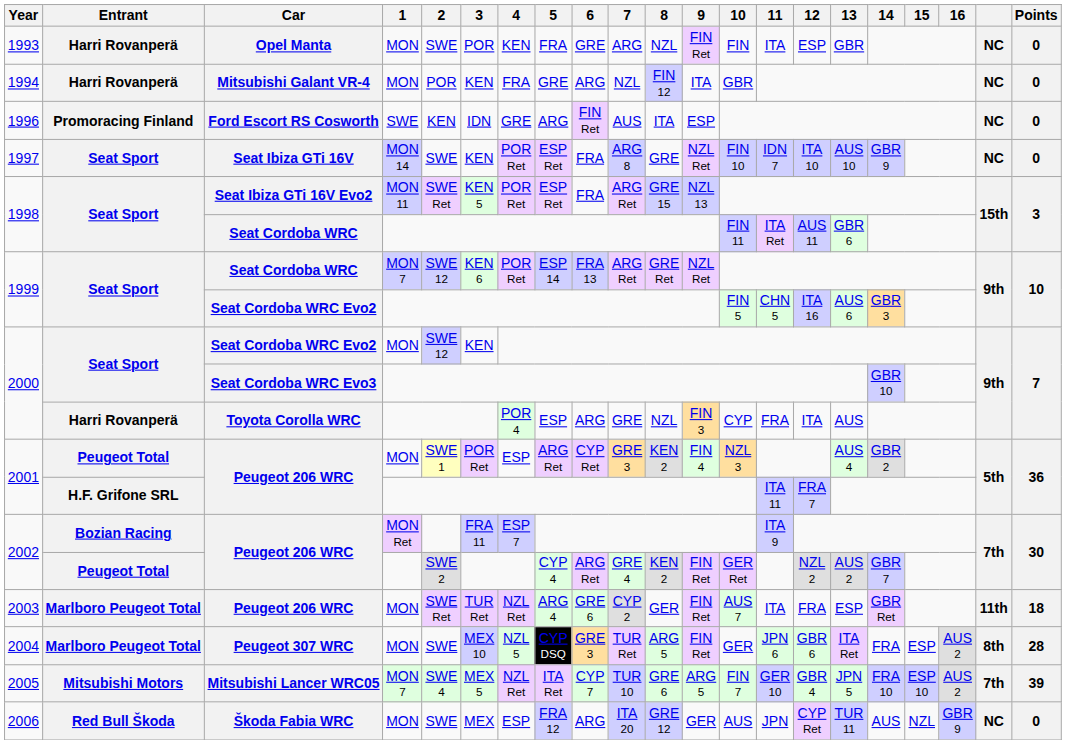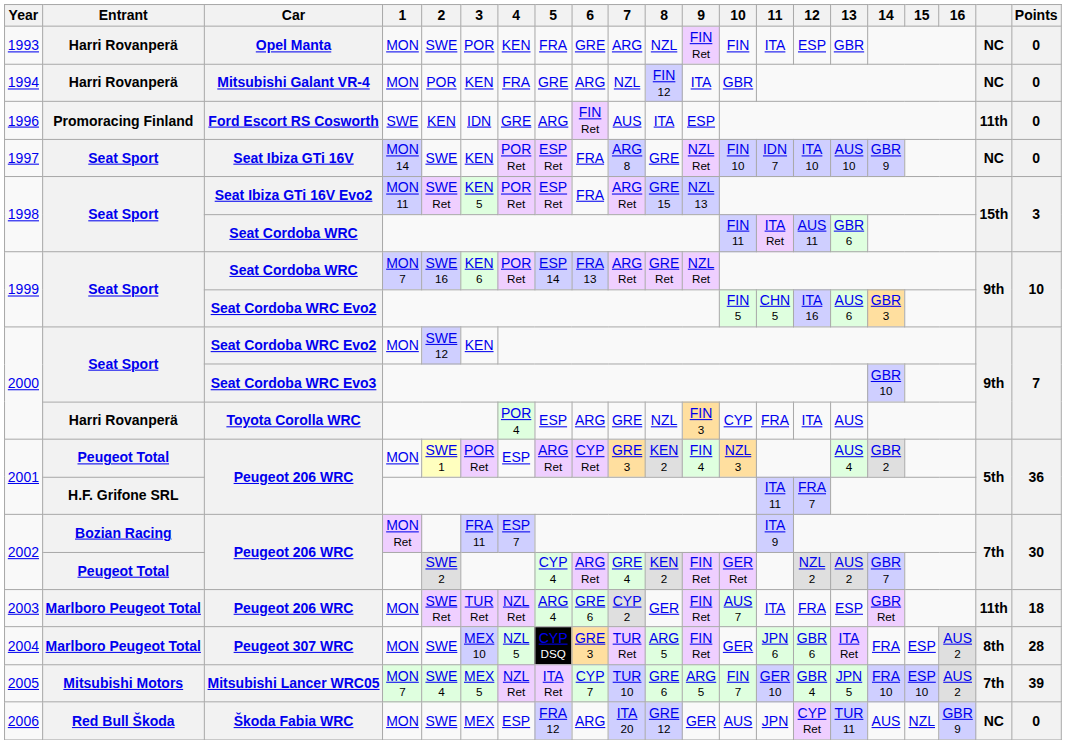(994, 120) NC -> (994, 120) 11th
(441, 270) SWE 12 -> (441, 270) SWE 16
